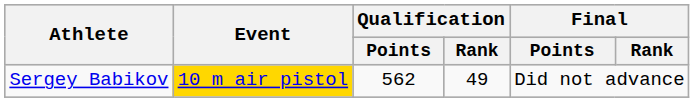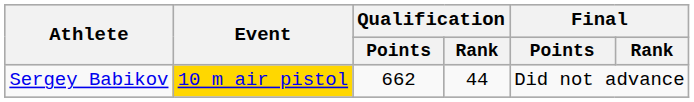(399, 81) 562 -> (399, 81) 662
(477, 81) 49 -> (477, 81) 44
